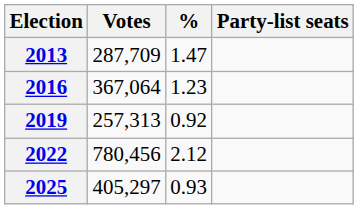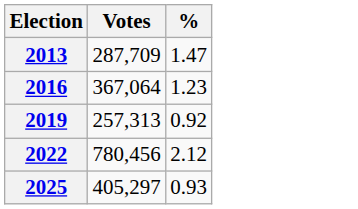- column: (283, 21)
